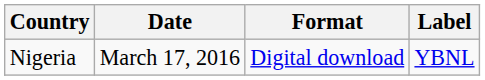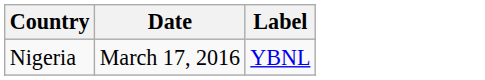- column: (327, 22)
